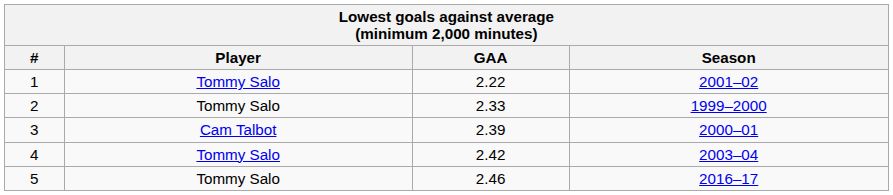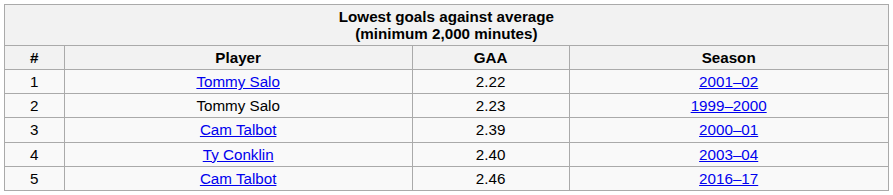(491, 106) 2.33 -> (491, 106) 2.23
(238, 154) Tommy Salo -> (238, 154) Ty Conklin
(491, 154) 2.42 -> (491, 154) 2.40
(238, 178) Tommy Salo -> (238, 178) Cam Talbot
